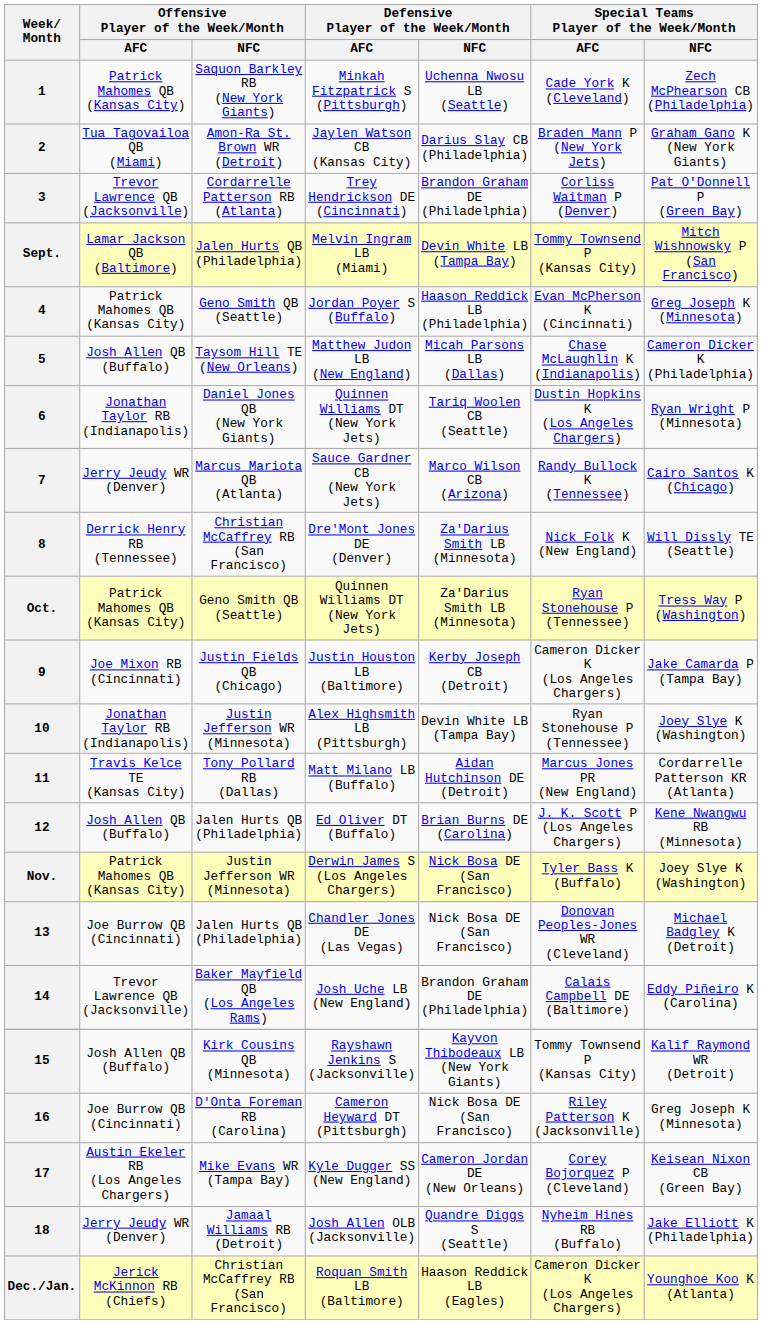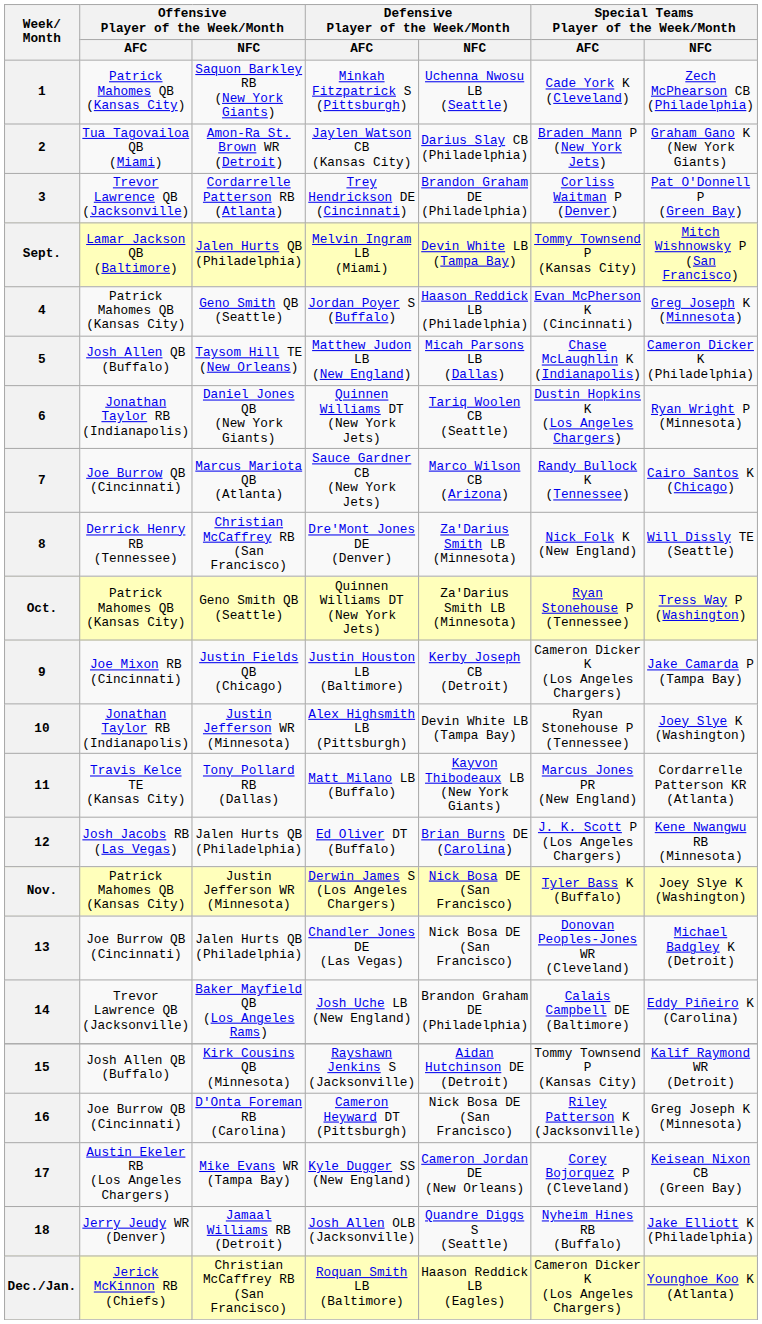(136, 481) Jerry Jeudy WR (Denver) -> (136, 481) Joe Burrow QB (Cincinnati)
(475, 778) Aidan Hutchinson DE (Detroit) -> (475, 786) Kayvon Thibodeaux LB (New York Giants)
(136, 828) Josh Allen QB (Buffalo) -> (136, 842) Josh Jacobs RB (Las Vegas)
(475, 1061) Kayvon Thibodeaux LB (New York Giants) -> (475, 1069) Aidan Hutchinson DE (Detroit)
